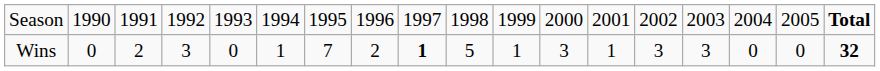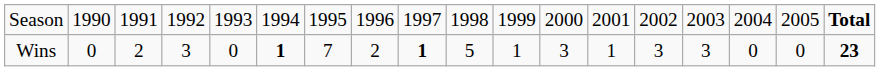(280, 50) normal -> (280, 50) bold
(849, 50) 32 -> (849, 50) 23
